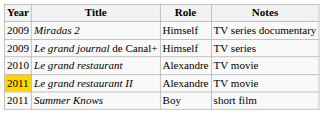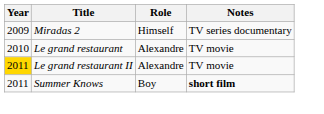- row: (96, 48)
(235, 100) normal -> (212, 83) bold
